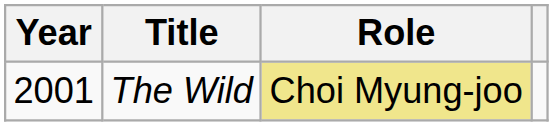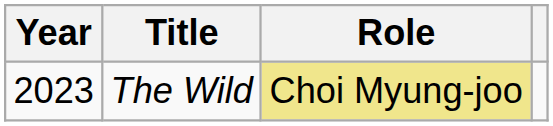(54, 90) 2001 -> (54, 90) 2023
